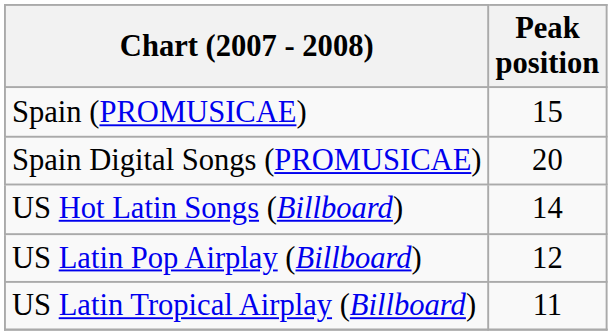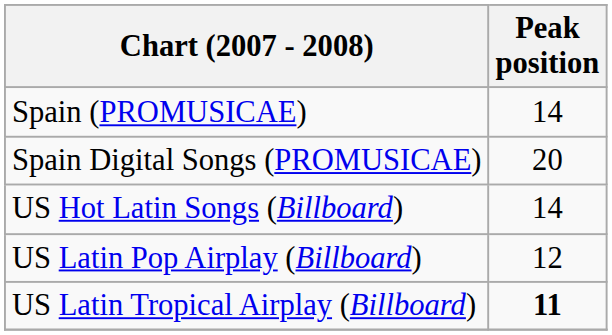(547, 111) 15 -> (547, 111) 14
(547, 305) normal -> (547, 305) bold
